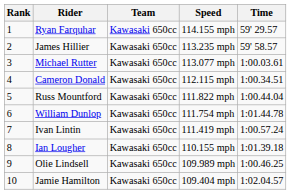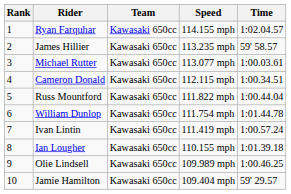(259, 29) 59' 29.57 -> (262, 29) 1:02.04.57
(262, 181) 1:02.04.57 -> (259, 181) 59' 29.57
